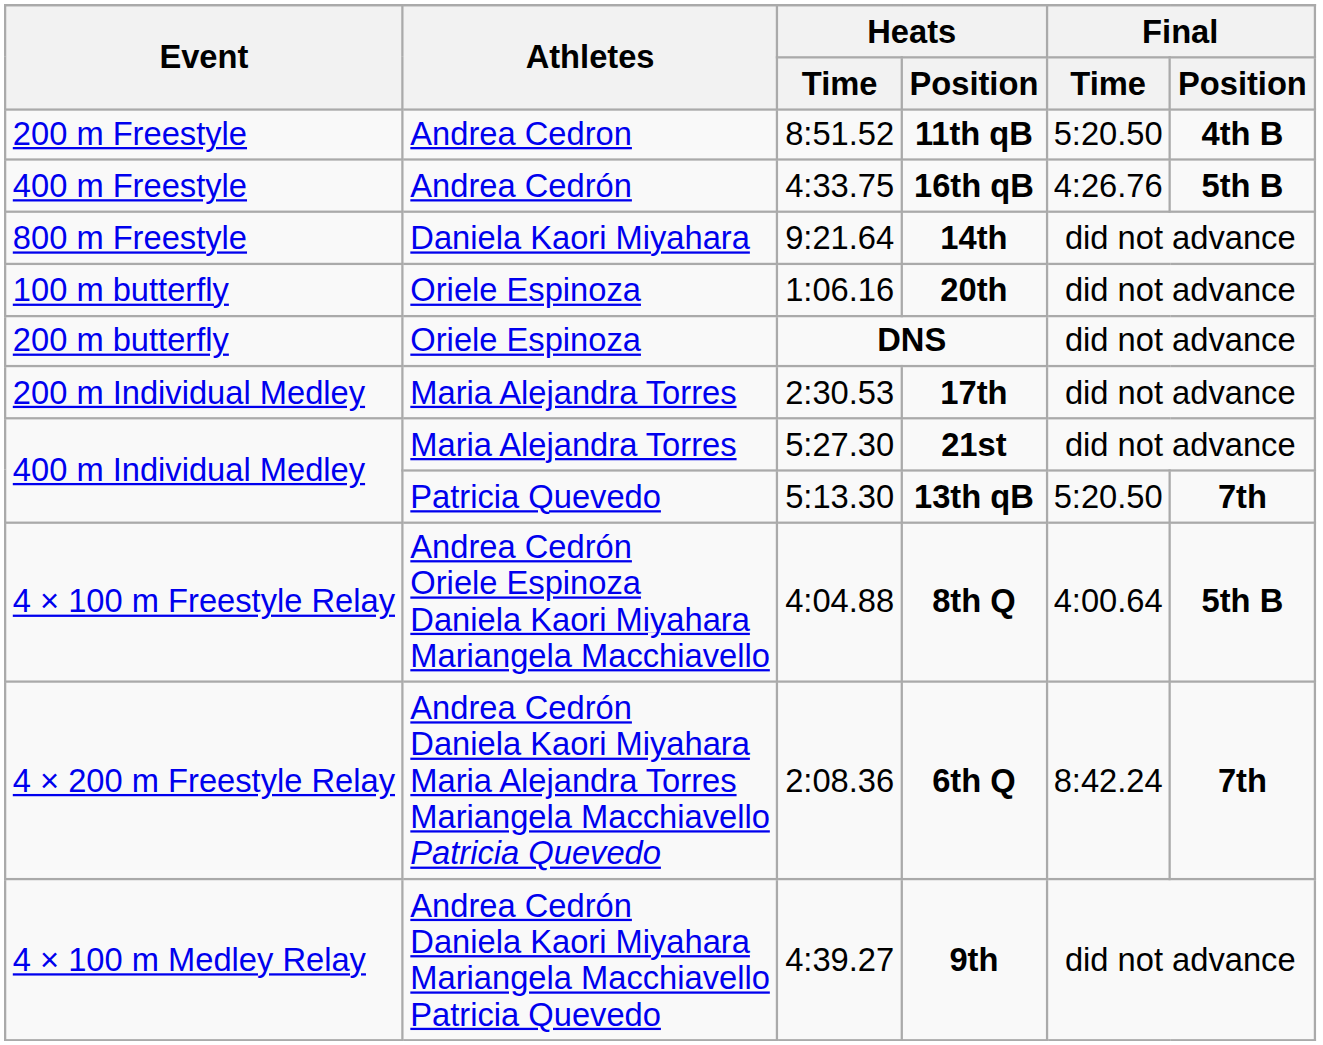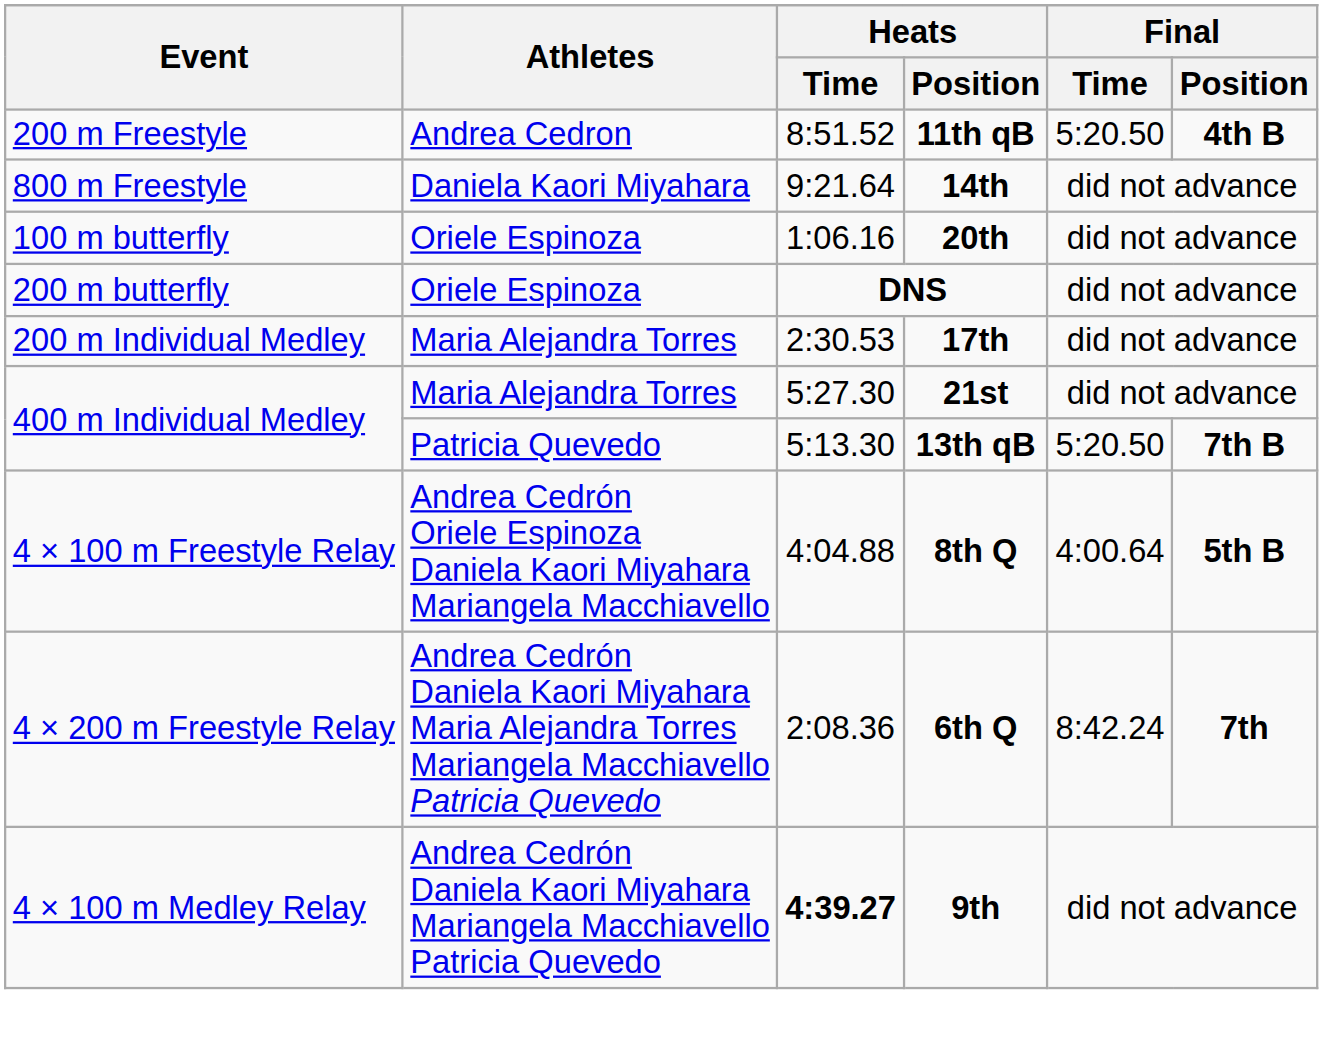- row: (974, 186)
(1242, 496) 7th -> (1244, 444) 7th B
(840, 960) normal -> (841, 908) bold
